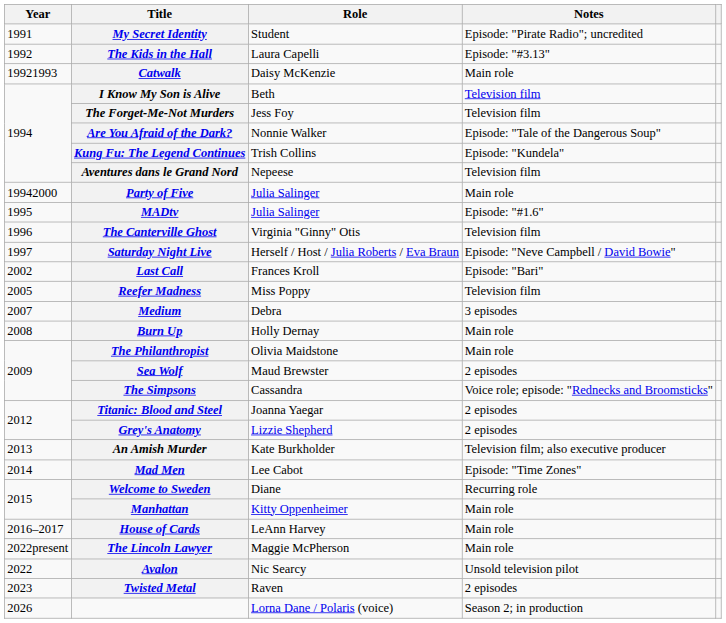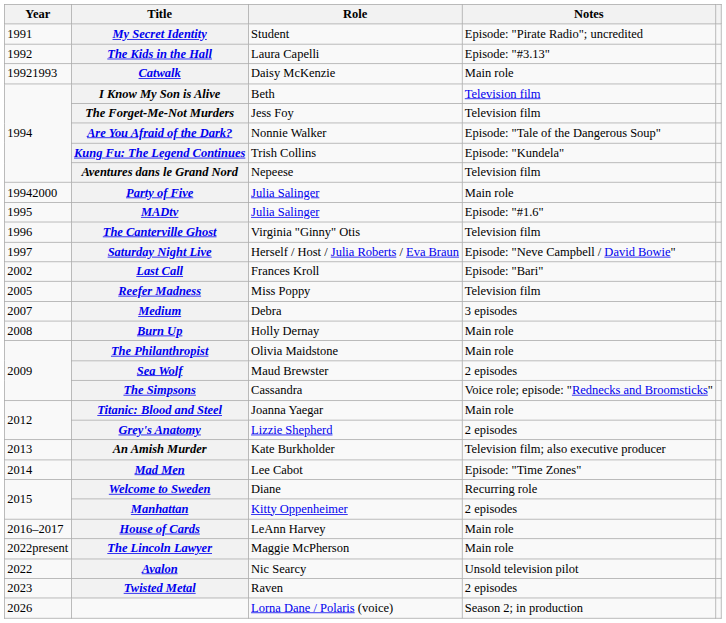(491, 410) 2 episodes -> (489, 410) Main role
(489, 509) Main role -> (491, 509) 2 episodes
